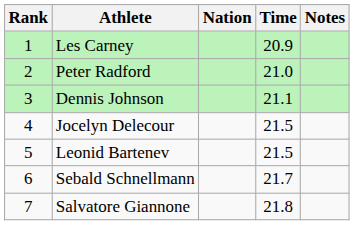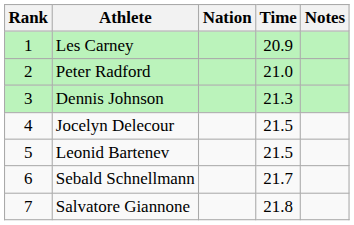(278, 98) 21.1 -> (278, 98) 21.3
